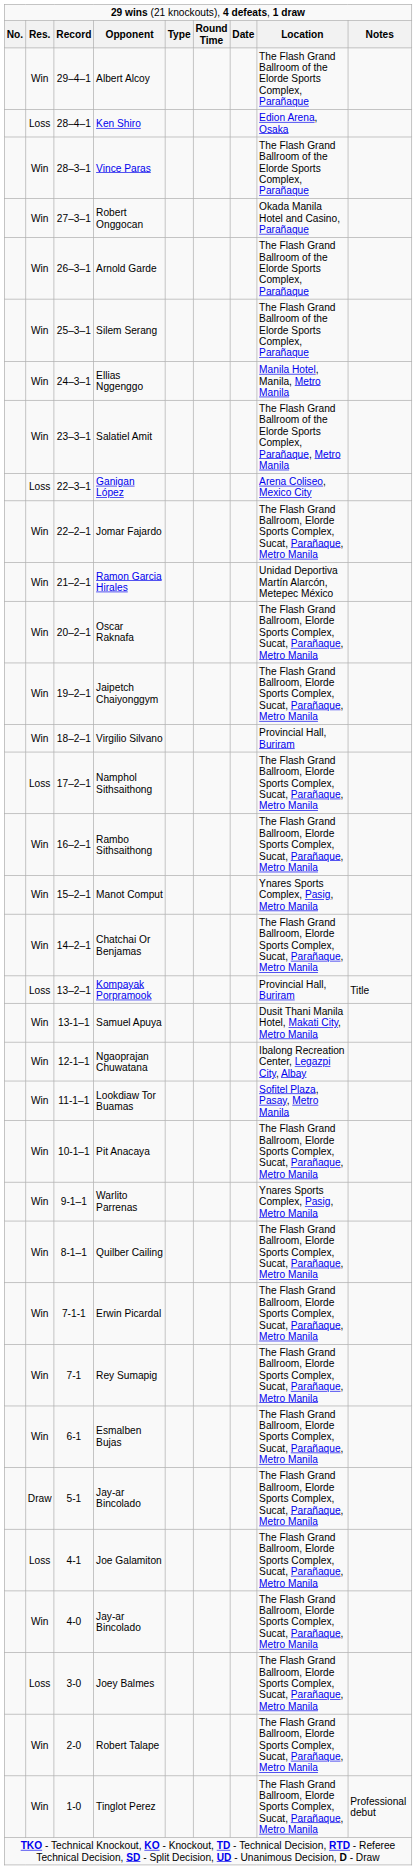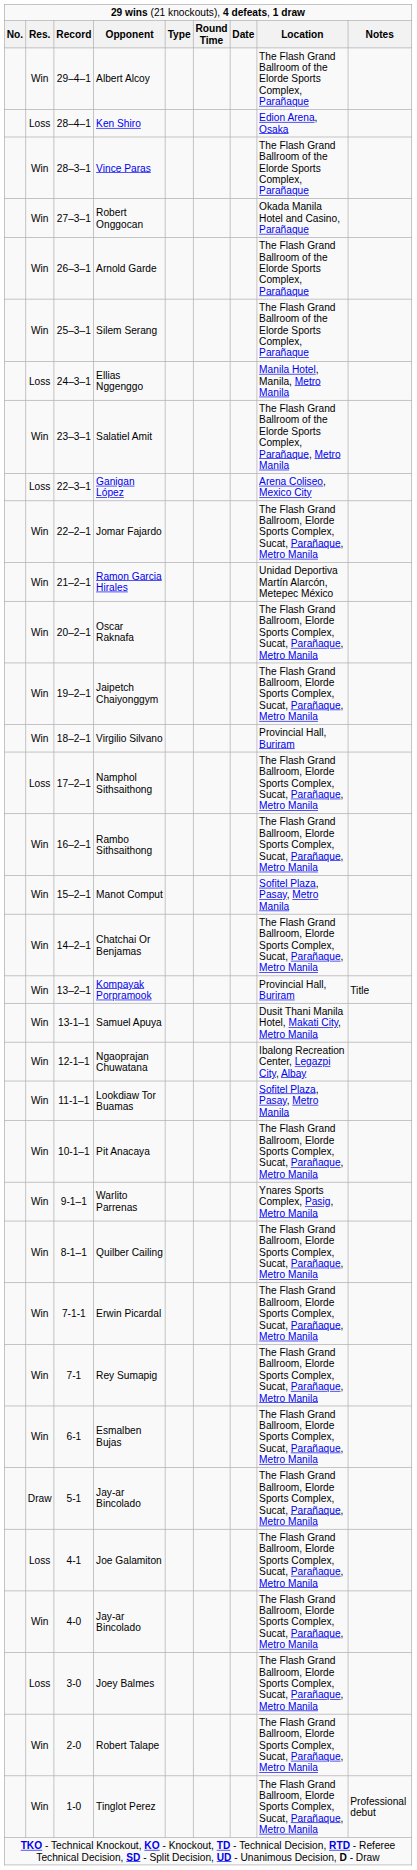(40, 381) Win -> (40, 381) Loss
(296, 895) Ynares Sports Complex, Pasig, Metro Manila -> (289, 895) Sofitel Plaza, Pasay, Metro Manila
(40, 990) Loss -> (40, 990) Win
